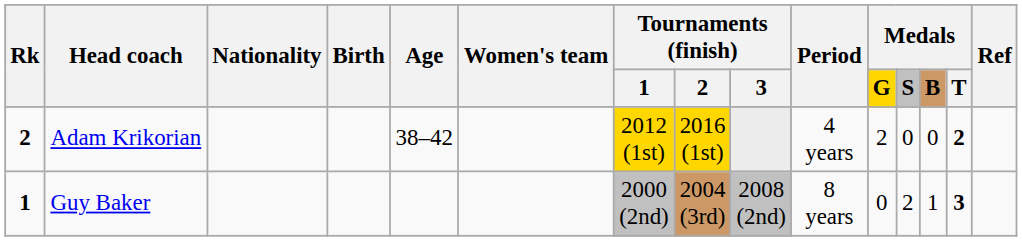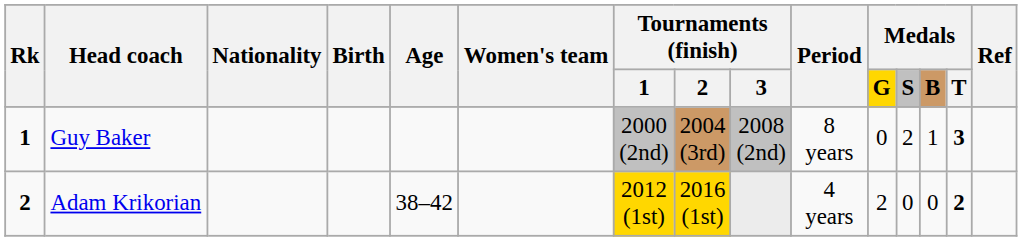rows swapped: (100, 203) <-> (126, 138)
